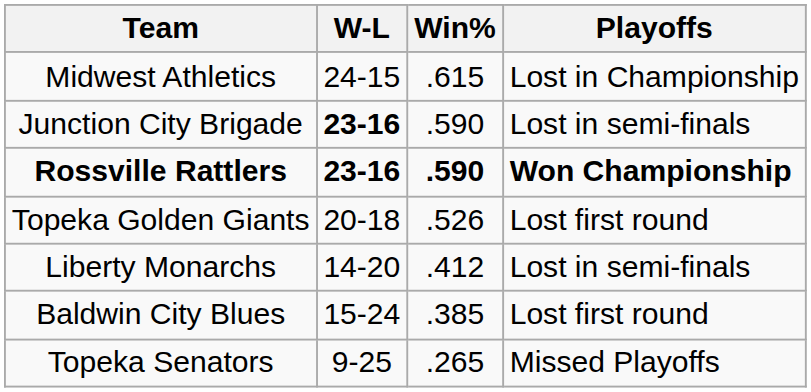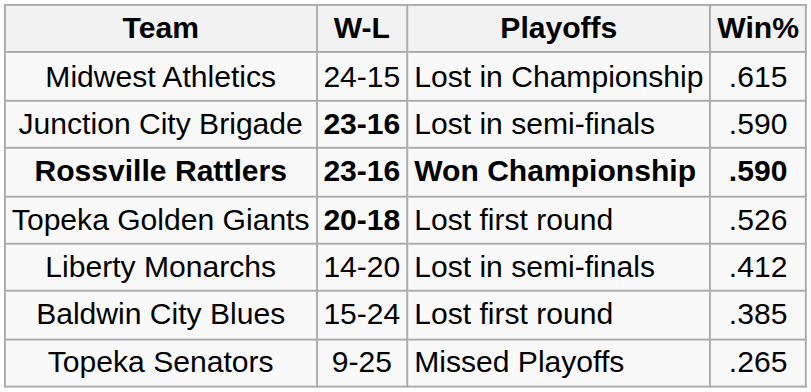columns swapped: (455, 28) <-> (654, 28)
(362, 219) normal -> (362, 219) bold
